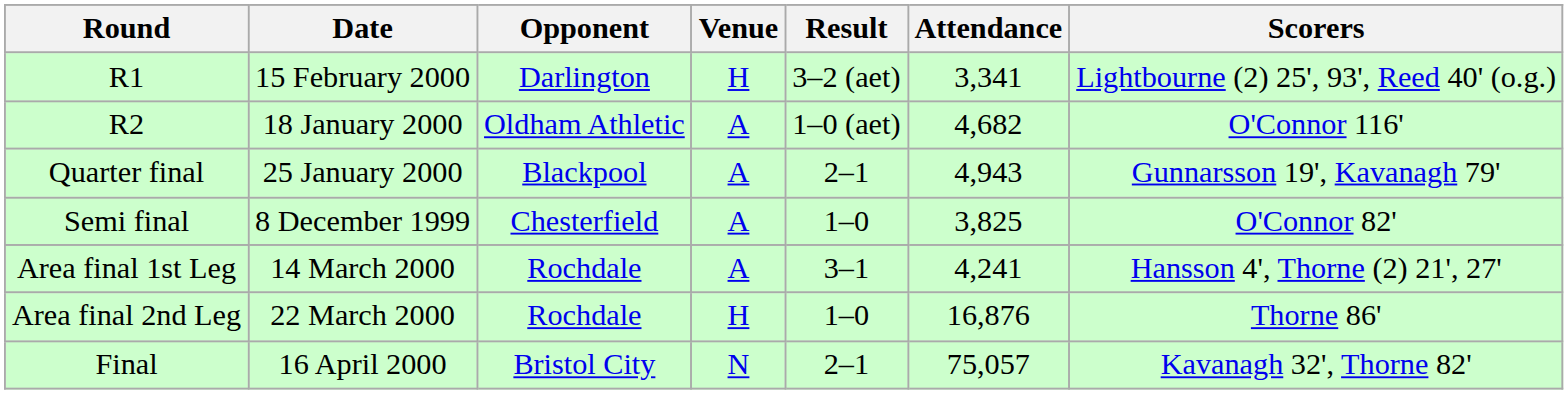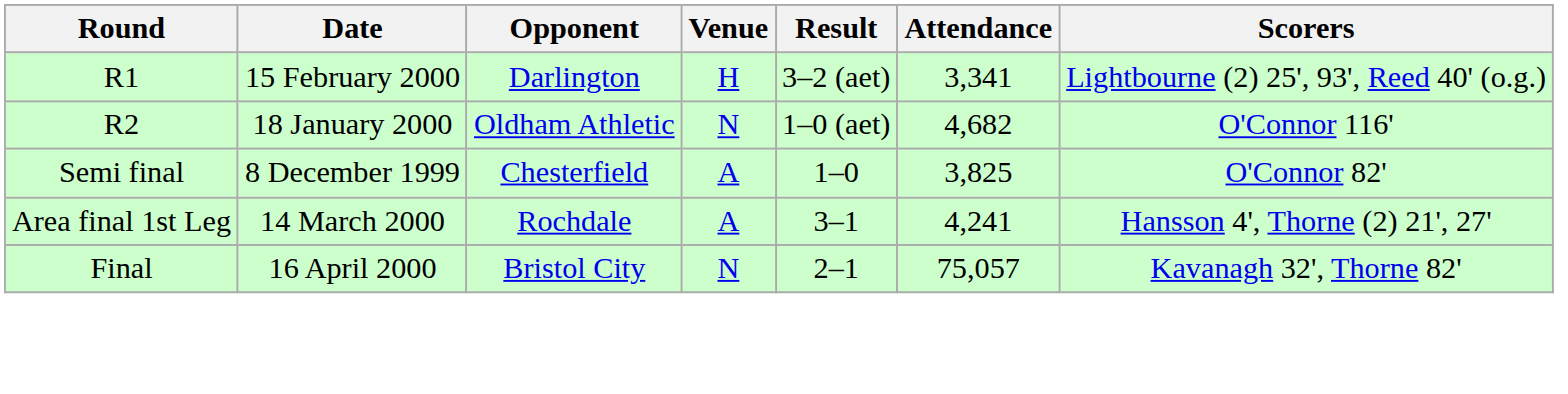(738, 124) A -> (728, 124) N
- row: (127, 172)
- row: (127, 316)
